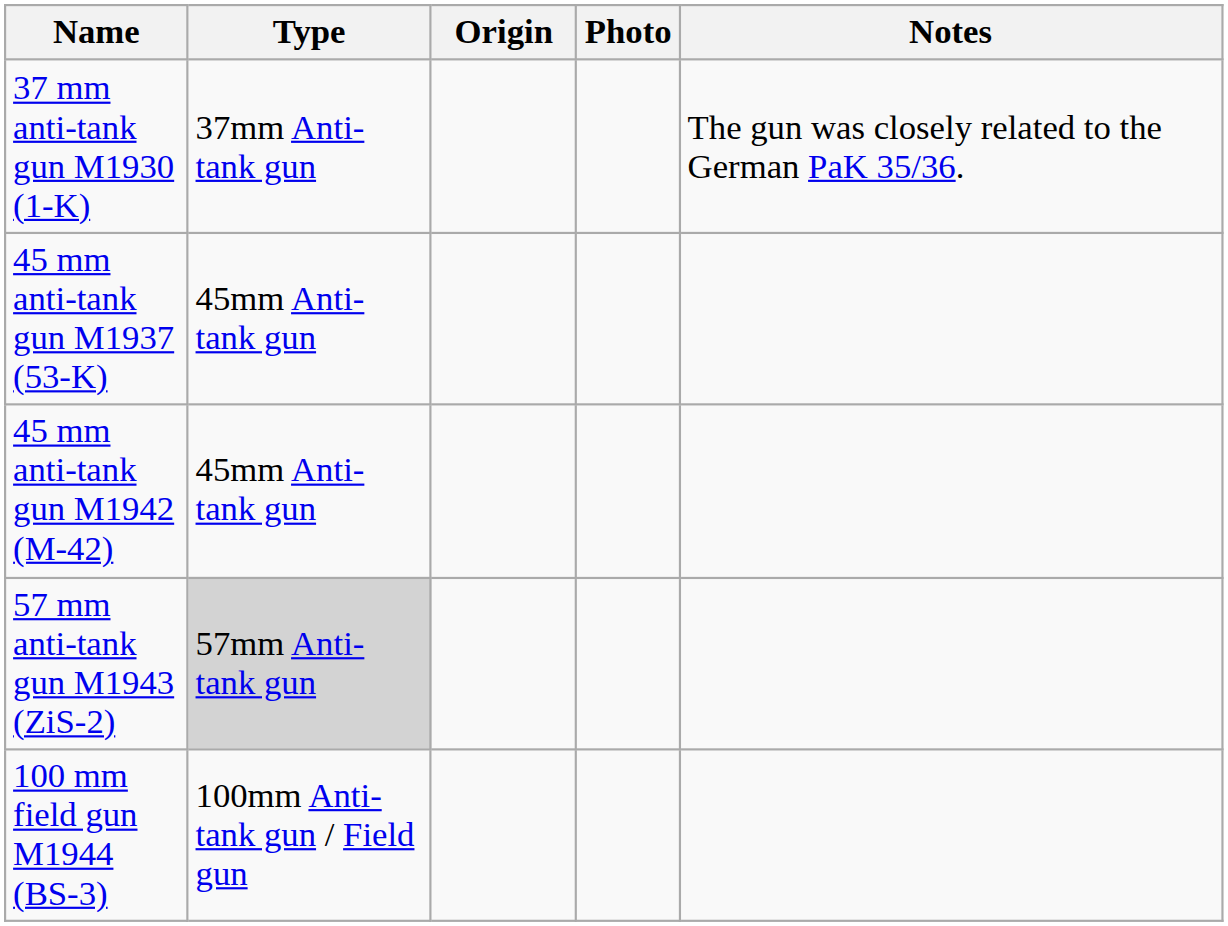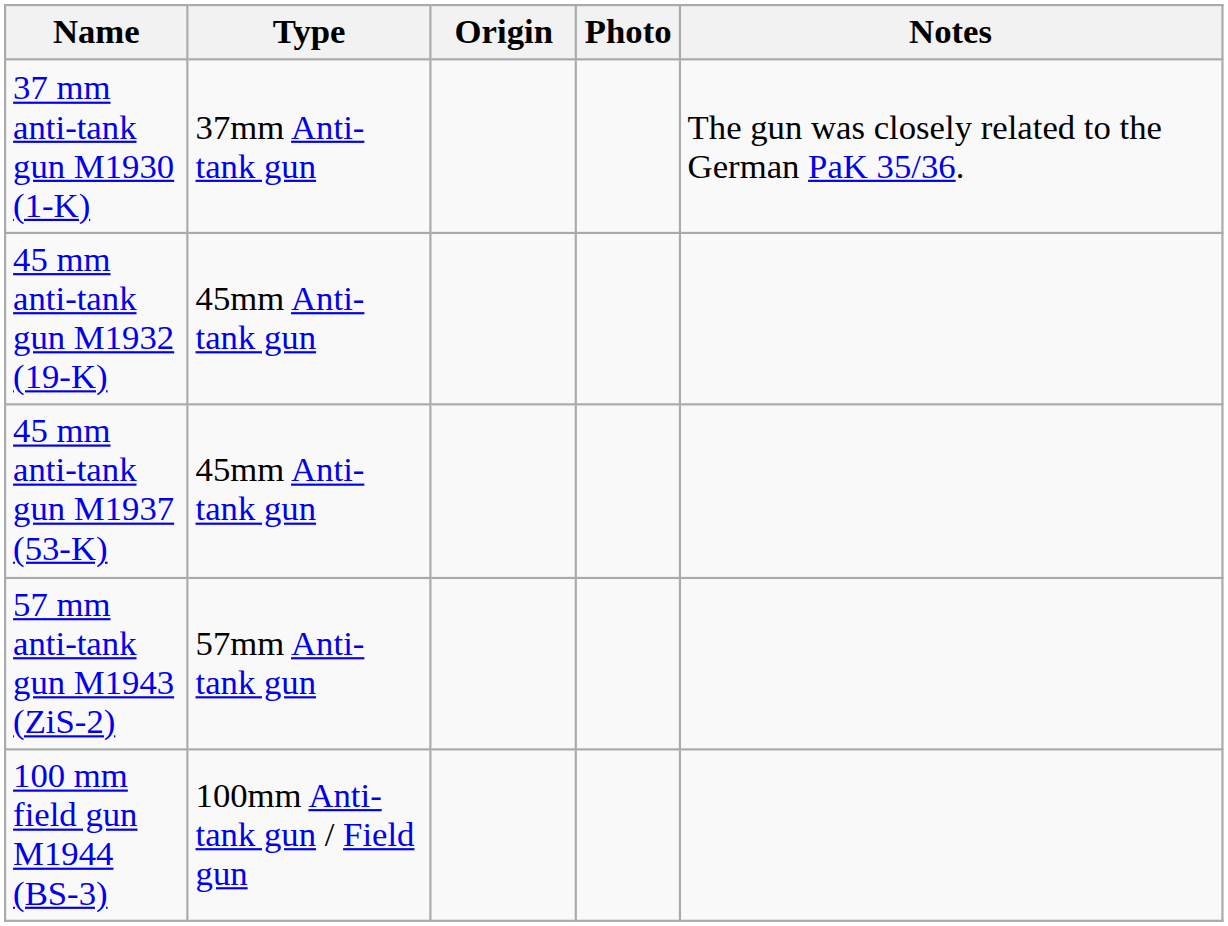+ row: (94, 317)
- row: (94, 490)
(280, 662) lightgrey background -> (280, 662) no background
